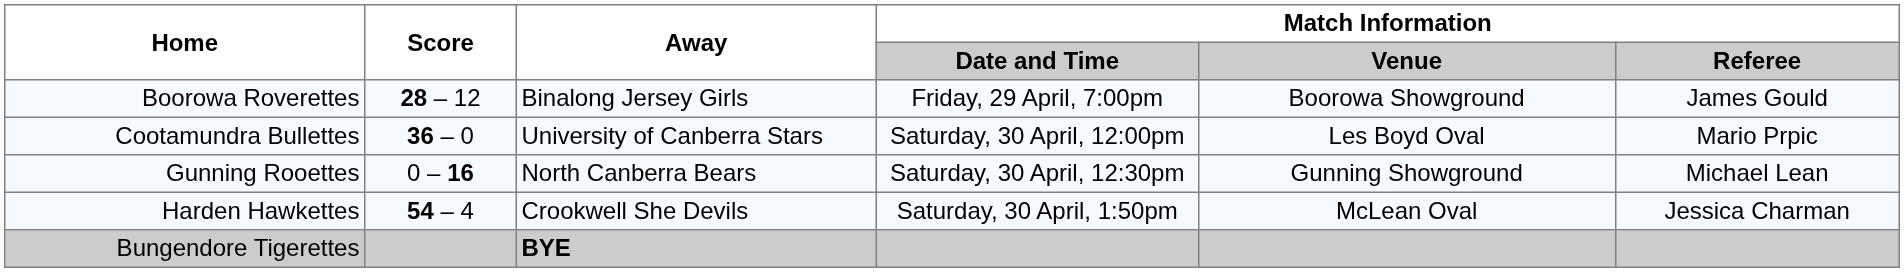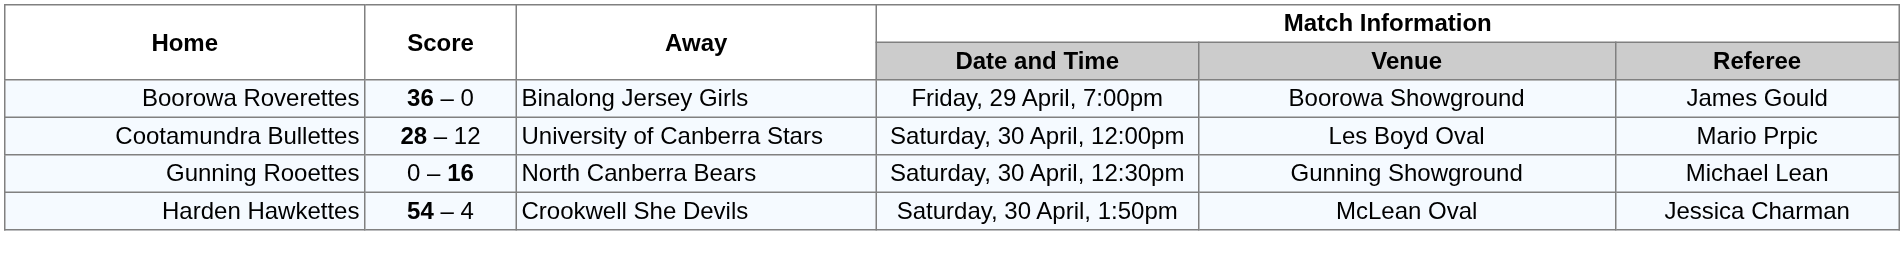(440, 98) 28 – 12 -> (440, 98) 36 – 0
(440, 135) 36 – 0 -> (440, 135) 28 – 12
- row: (238, 248)
